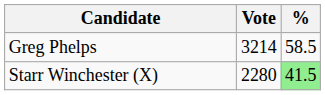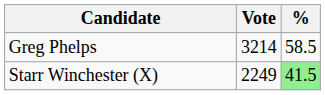(259, 75) 2280 -> (259, 75) 2249
